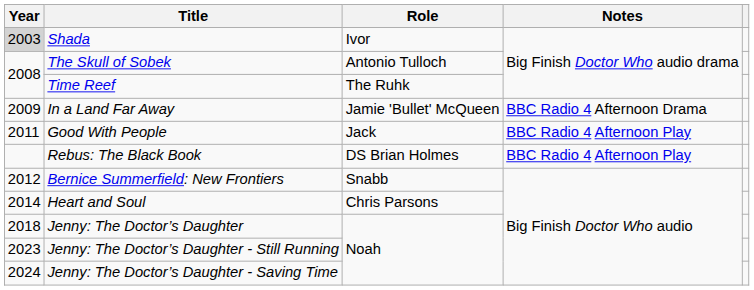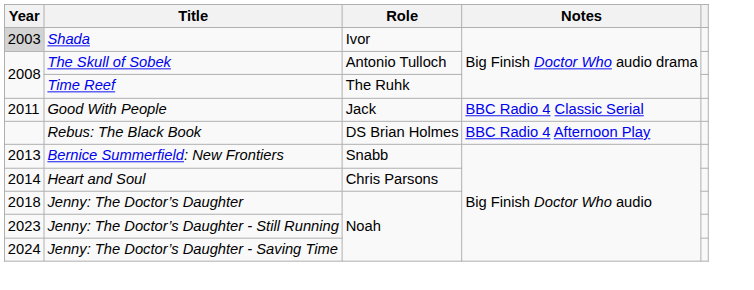- row: (111, 109)
(599, 132) BBC Radio 4 Afternoon Play -> (555, 109) BBC Radio 4 Classic Serial
(24, 179) 2012 -> (24, 156) 2013
